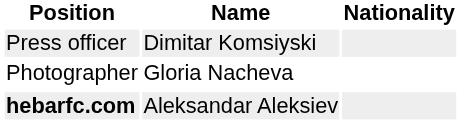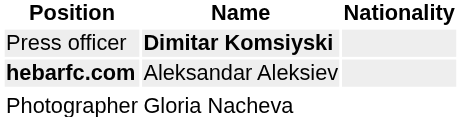(230, 43) normal -> (238, 43) bold
rows swapped: (72, 72) <-> (71, 105)
